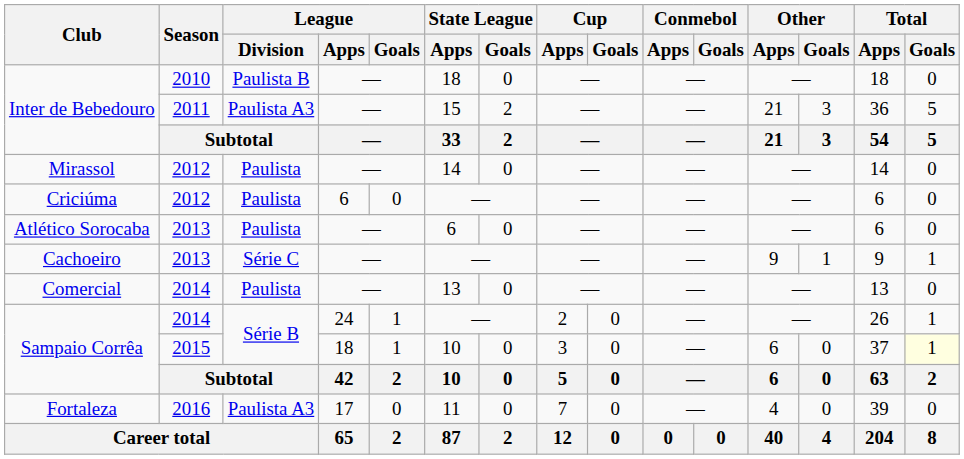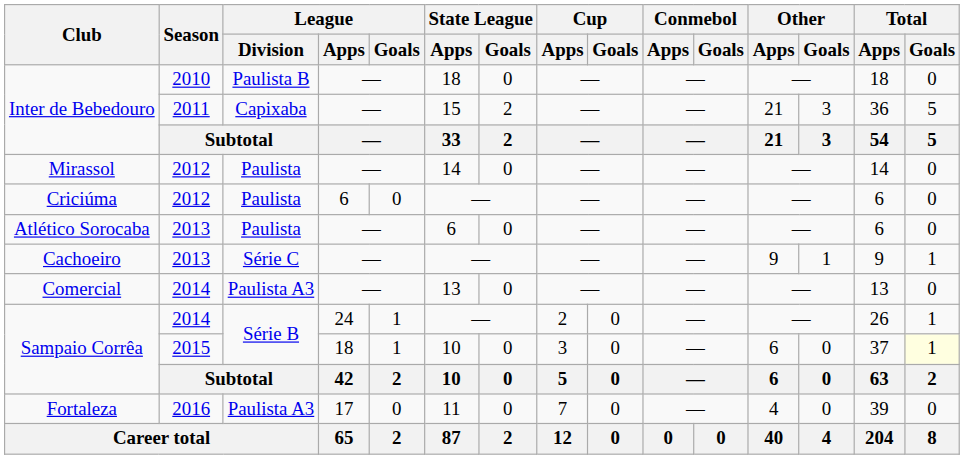(271, 109) Paulista A3 -> (271, 109) Capixaba
(271, 288) Paulista -> (271, 288) Paulista A3
